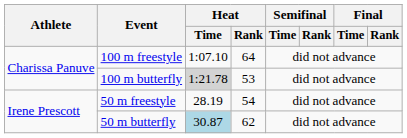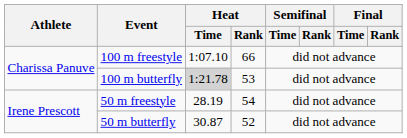(248, 57) 64 -> (248, 57) 66
(208, 122) lightblue background -> (208, 122) no background
(248, 122) 62 -> (248, 122) 52
